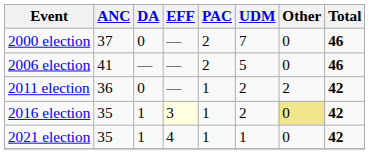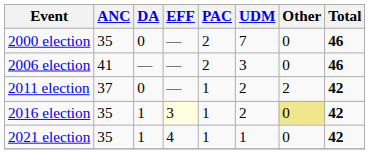(105, 40) 37 -> (105, 40) 35
(243, 64) 5 -> (243, 64) 3
(105, 88) 36 -> (105, 88) 37
